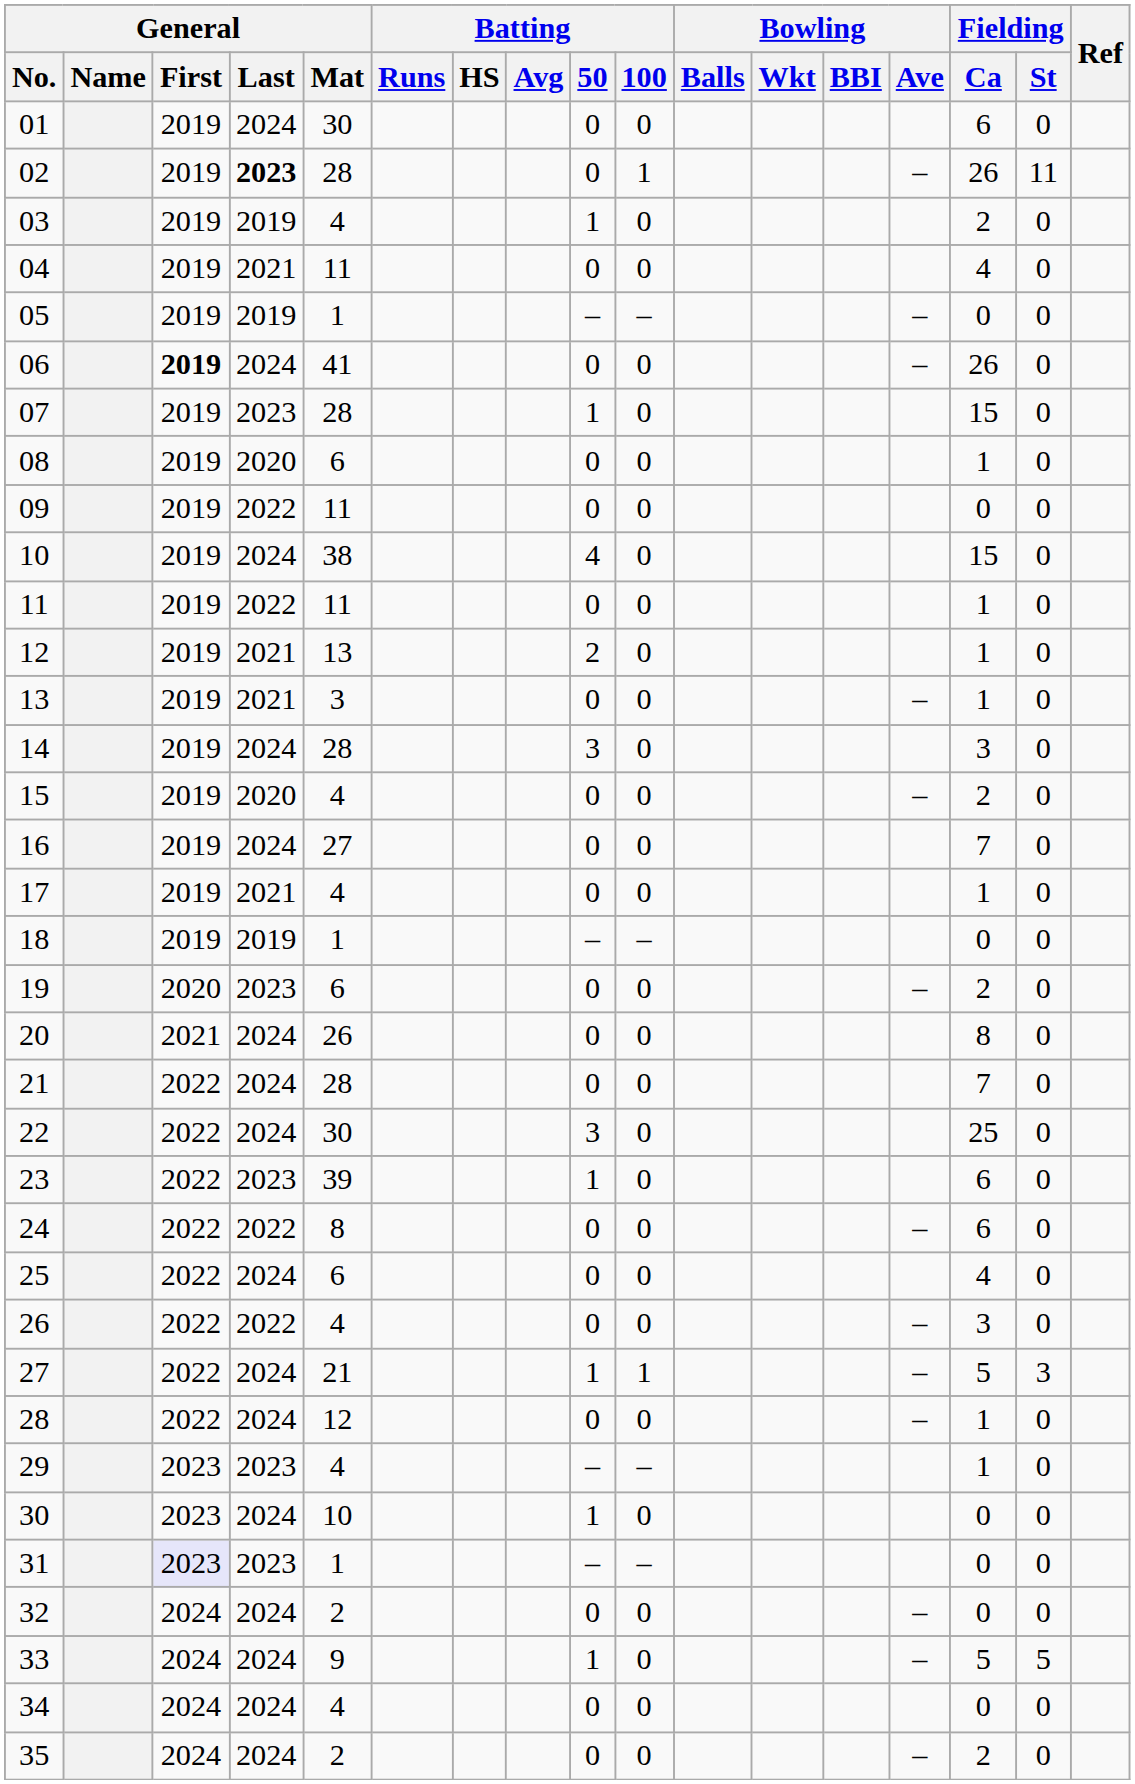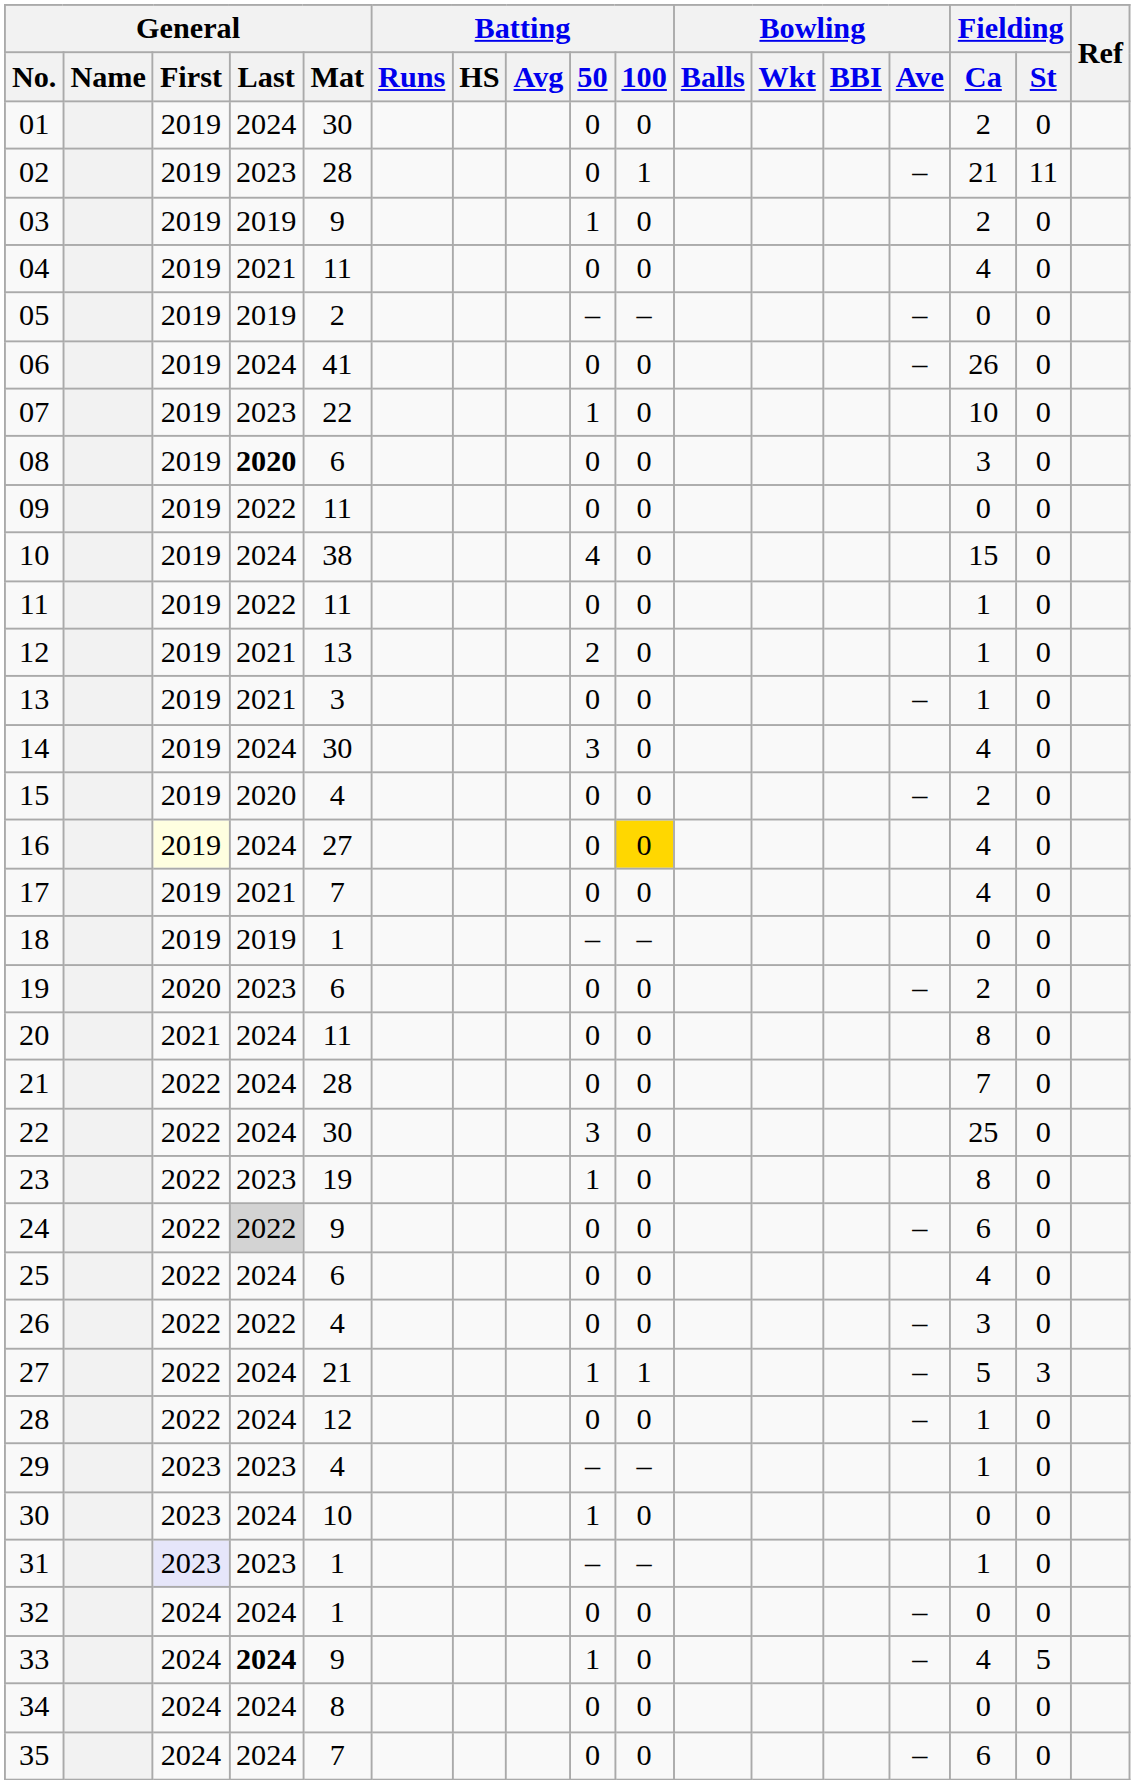(983, 124) 6 -> (983, 124) 2
(266, 172) bold -> (266, 172) normal
(983, 172) 26 -> (983, 172) 21
(337, 220) 4 -> (337, 220) 9
(337, 316) 1 -> (337, 316) 2
(191, 364) bold -> (191, 364) normal
(337, 412) 28 -> (337, 412) 22
(983, 412) 15 -> (983, 412) 10
(266, 460) normal -> (266, 460) bold
(983, 460) 1 -> (983, 460) 3
(337, 747) 28 -> (337, 747) 30
(983, 747) 3 -> (983, 747) 4
(191, 843) no background -> (191, 843) lightyellow background
(644, 843) no background -> (644, 843) gold background
(983, 843) 7 -> (983, 843) 4
(337, 891) 4 -> (337, 891) 7
(983, 891) 1 -> (983, 891) 4
(337, 1035) 26 -> (337, 1035) 11
(337, 1179) 39 -> (337, 1179) 19
(983, 1179) 6 -> (983, 1179) 8
(266, 1227) no background -> (266, 1227) lightgrey background
(337, 1227) 8 -> (337, 1227) 9
(983, 1563) 0 -> (983, 1563) 1
(337, 1611) 2 -> (337, 1611) 1
(266, 1659) normal -> (266, 1659) bold
(983, 1659) 5 -> (983, 1659) 4
(337, 1707) 4 -> (337, 1707) 8
(337, 1754) 2 -> (337, 1754) 7
(983, 1754) 2 -> (983, 1754) 6
